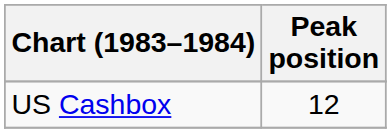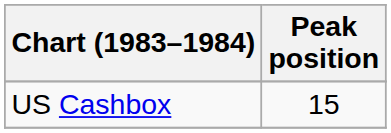(324, 104) 12 -> (324, 104) 15
